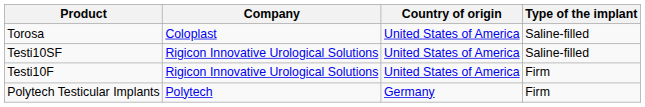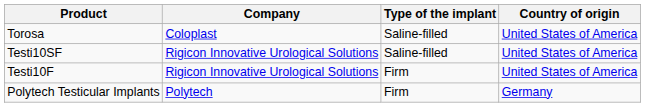columns swapped: (452, 14) <-> (581, 14)
